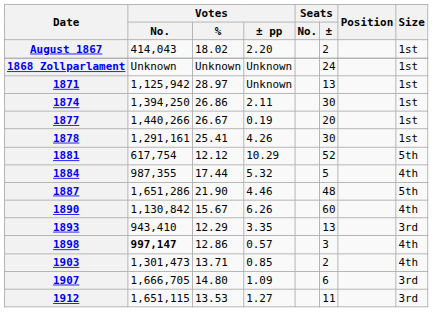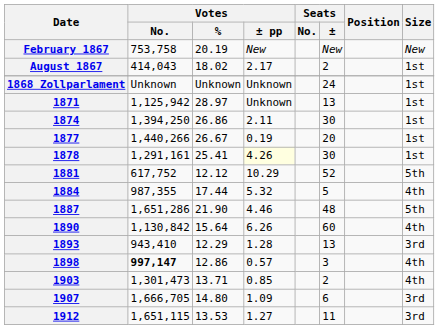+ row: (66, 49)
(259, 49) 2.20 -> (259, 67) 2.17
(259, 138) no background -> (259, 156) lightyellow background
(154, 156) 617,754 -> (154, 173) 617,752
(211, 209) 15.67 -> (211, 227) 15.64
(259, 227) 3.35 -> (259, 245) 1.28
